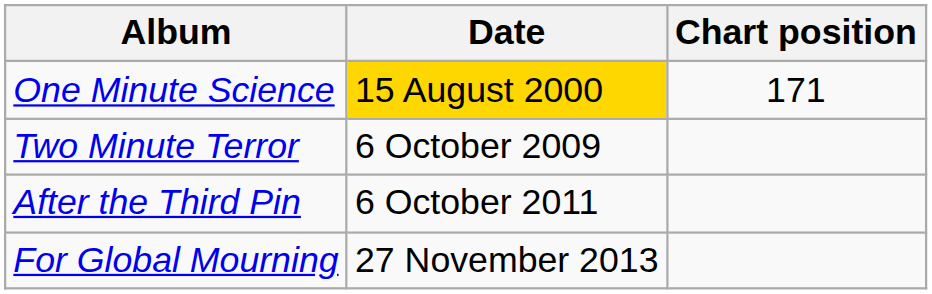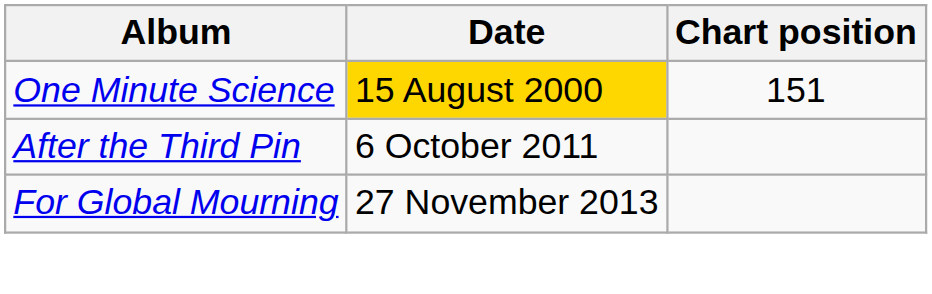(796, 89) 171 -> (796, 89) 151
- row: (156, 145)
